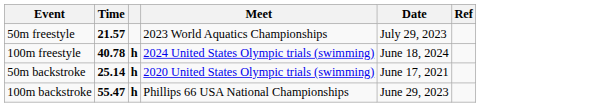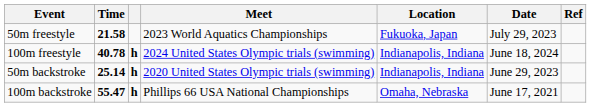+ column: (432, 14)
(111, 33) 21.57 -> (111, 33) 21.58
(414, 72) June 17, 2021 -> (524, 72) June 29, 2023
(414, 92) June 29, 2023 -> (524, 92) June 17, 2021
